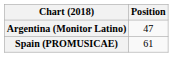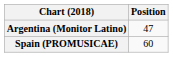(148, 44) 61 -> (148, 44) 60
